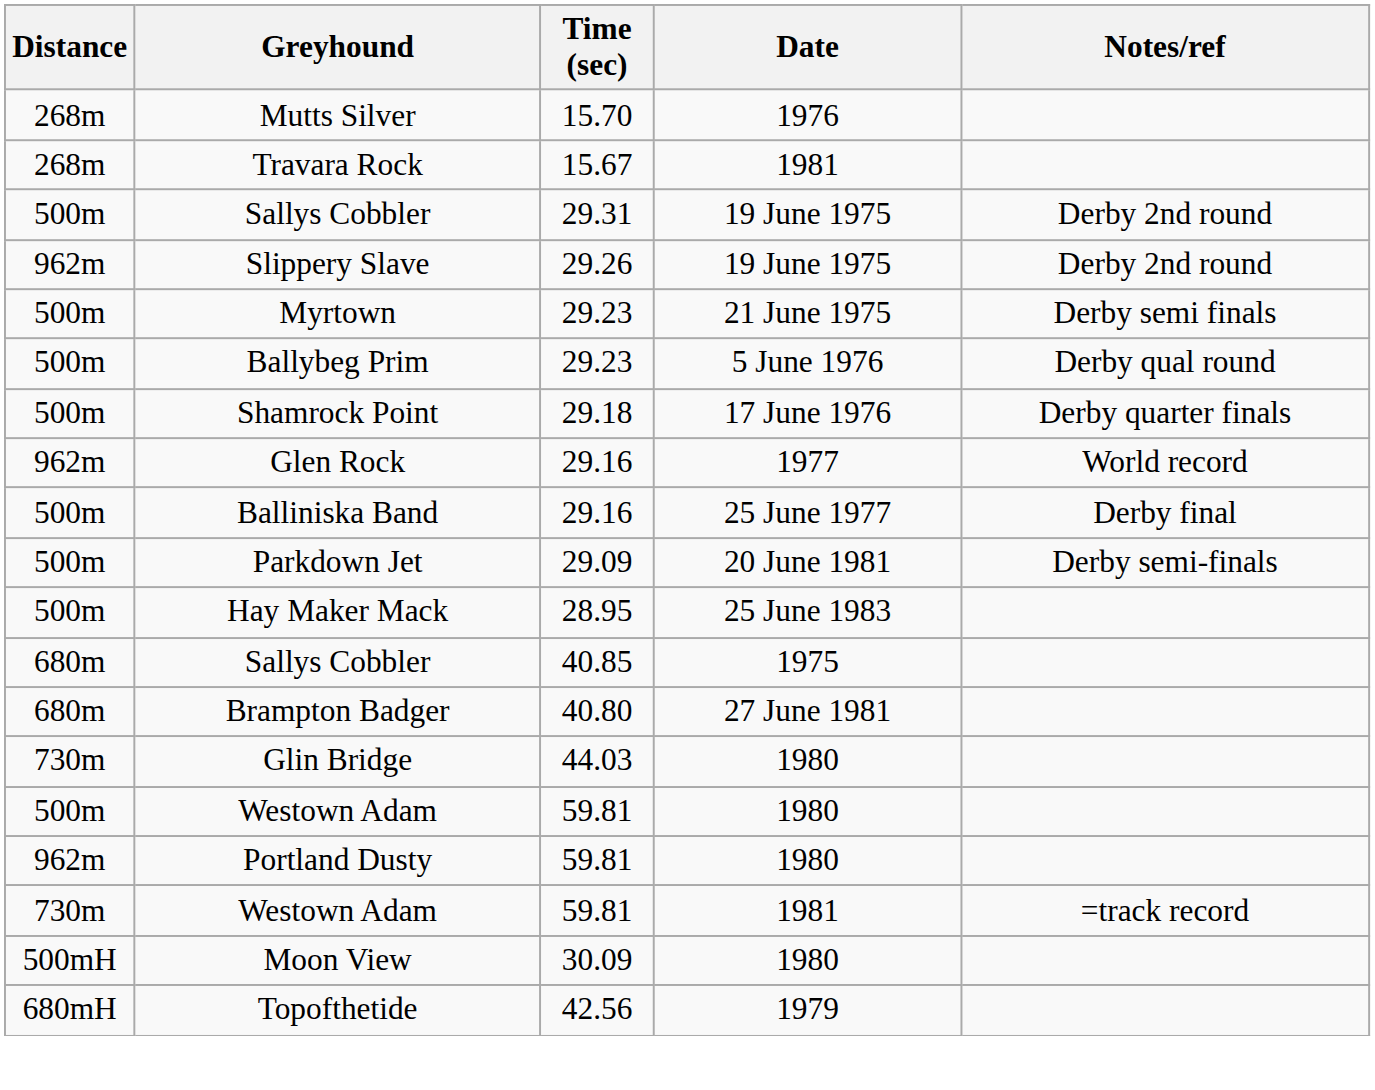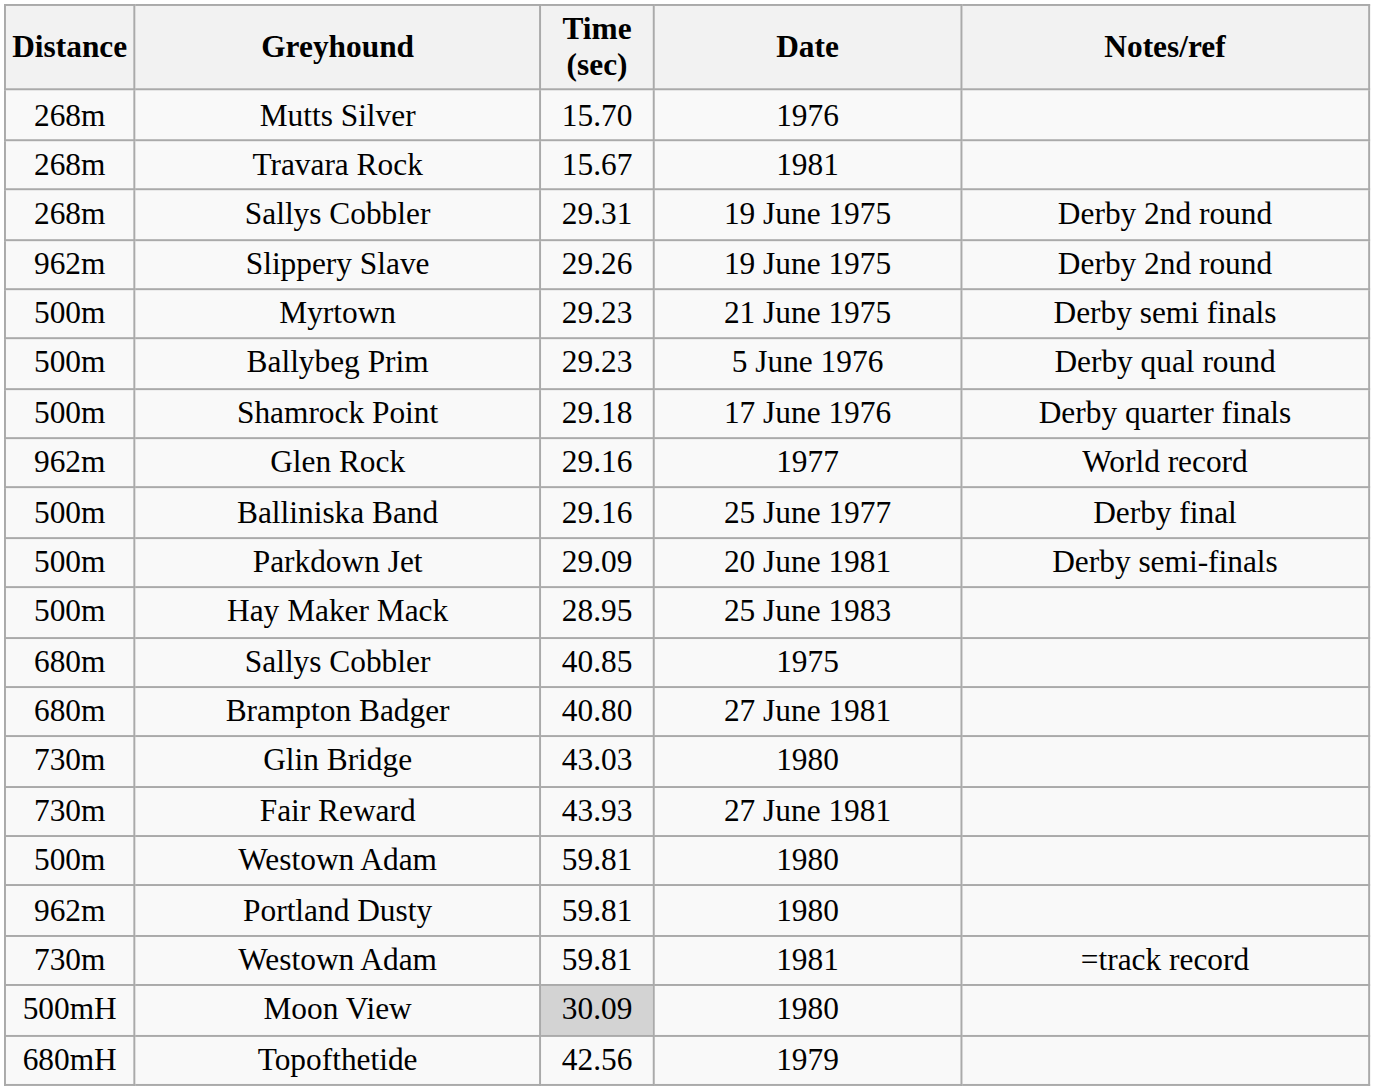(70, 213) 500m -> (70, 213) 268m
(597, 760) 44.03 -> (597, 760) 43.03
+ row: (338, 810)
(597, 959) no background -> (597, 1009) lightgrey background
